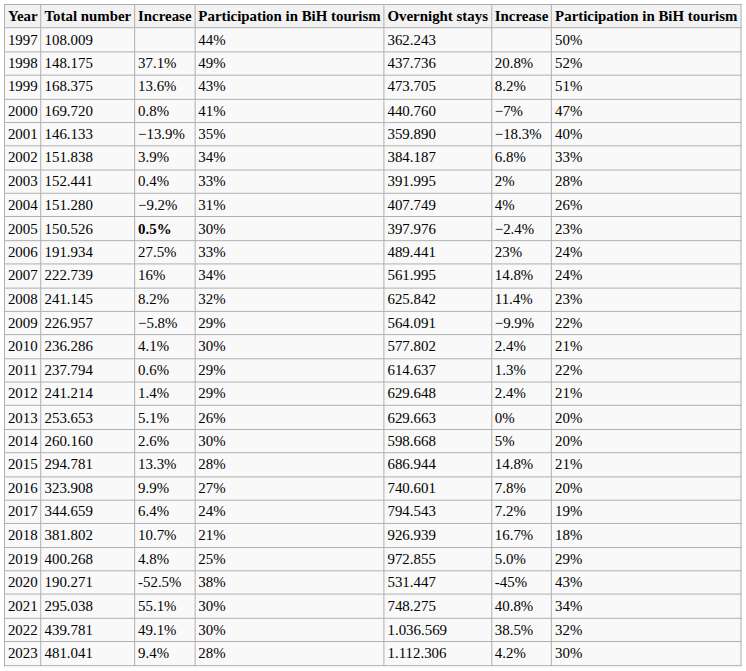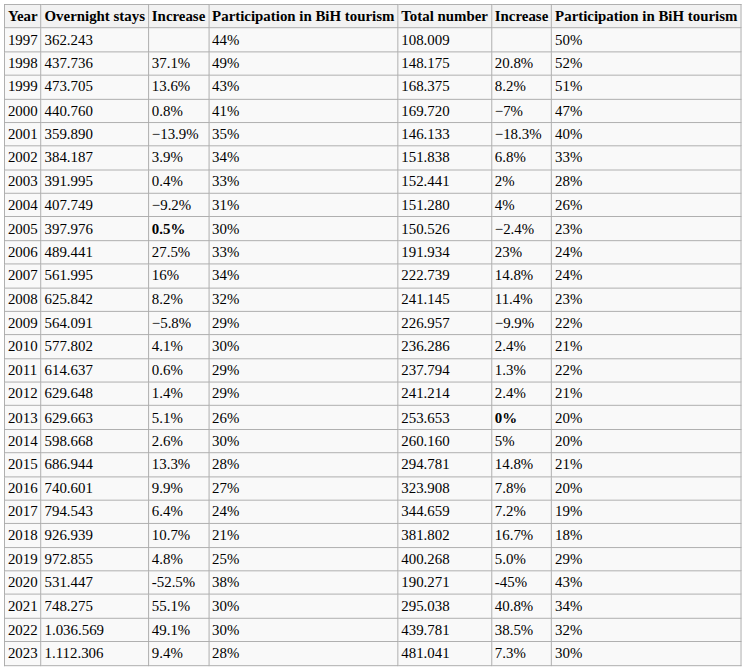columns swapped: (88, 16) <-> (438, 16)
(505, 417) normal -> (506, 417) bold
(510, 653) 4.2% -> (510, 653) 7.3%
